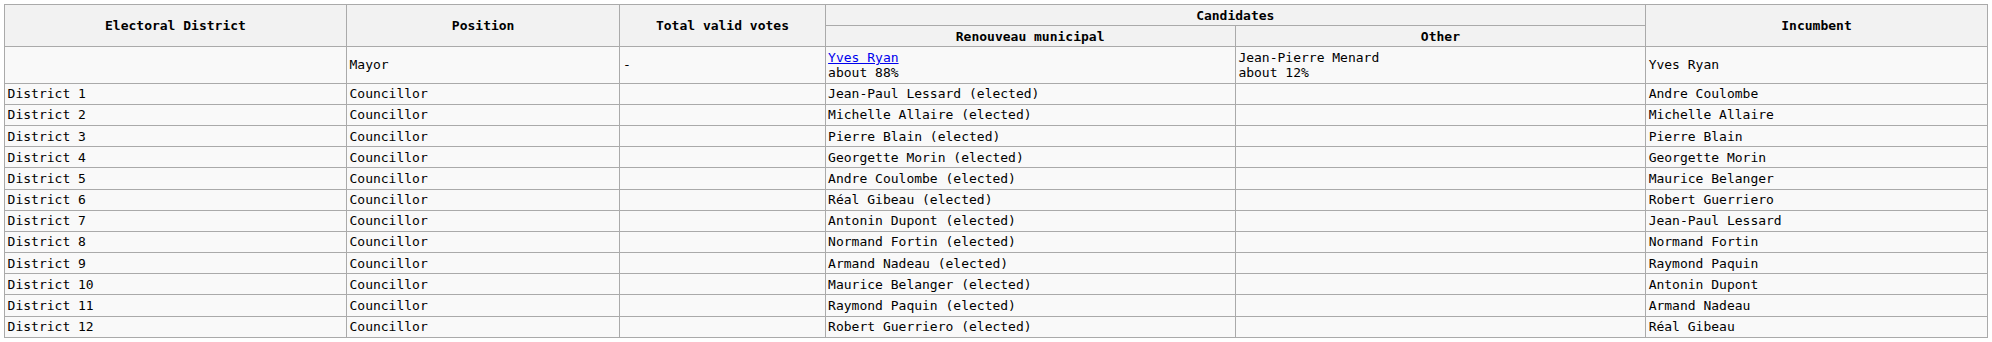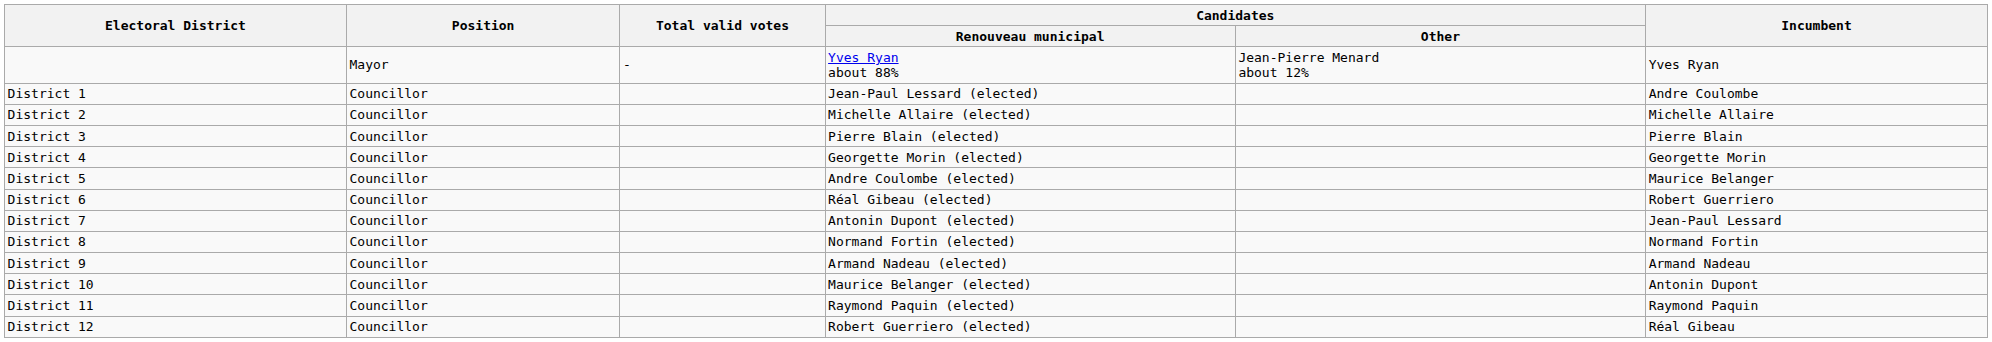(1703, 263) Raymond Paquin -> (1700, 263) Armand Nadeau
(1700, 306) Armand Nadeau -> (1703, 306) Raymond Paquin
